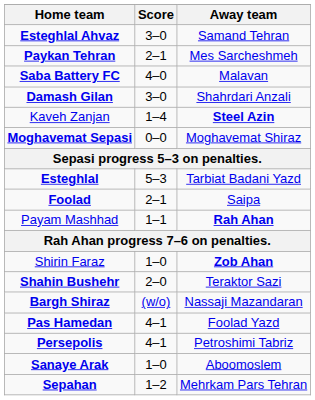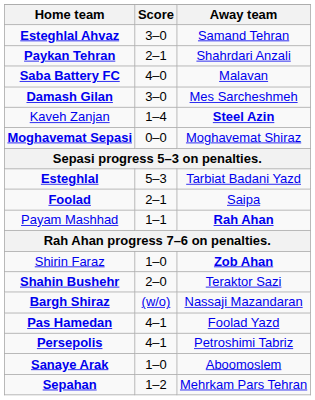(244, 55) Mes Sarcheshmeh -> (244, 55) Shahrdari Anzali
(244, 96) Shahrdari Anzali -> (244, 96) Mes Sarcheshmeh
